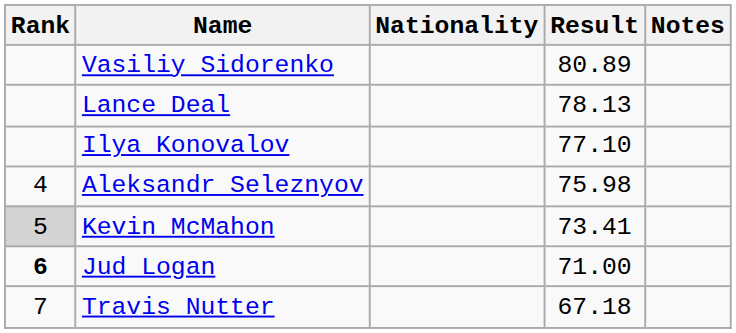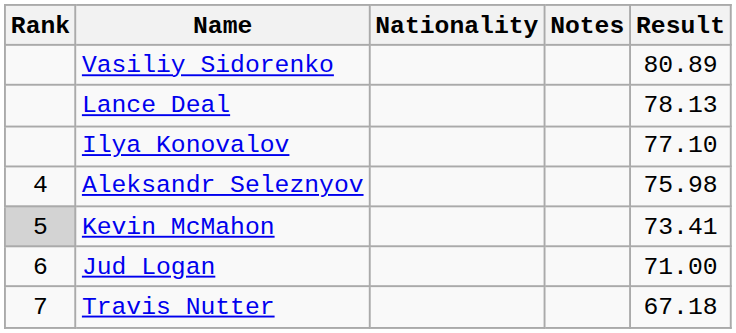columns swapped: (595, 25) <-> (688, 25)
(40, 267) bold -> (40, 267) normal
